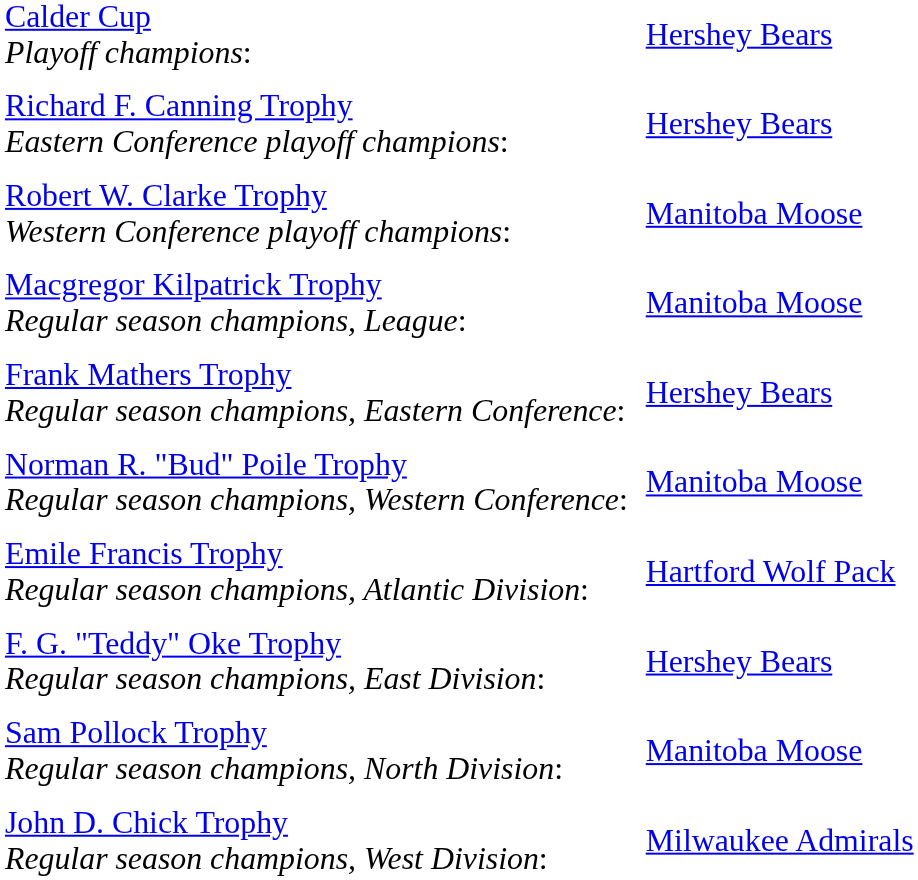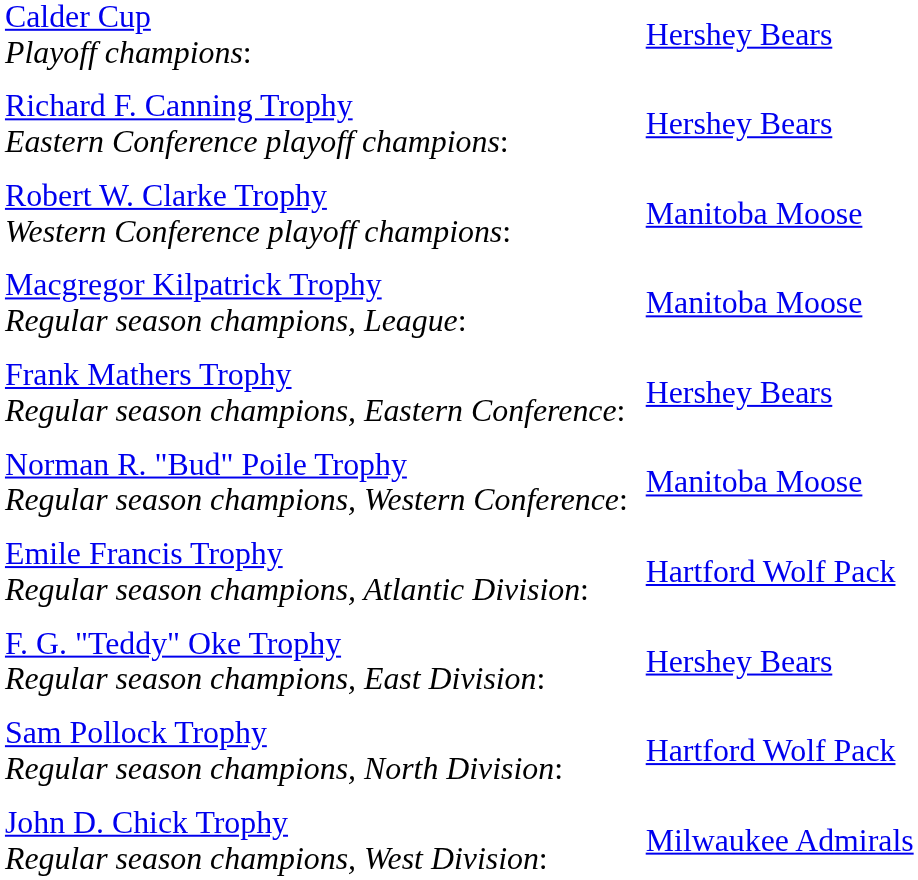(754, 750) Manitoba Moose -> (771, 750) Hartford Wolf Pack
